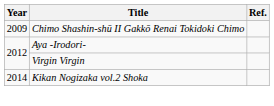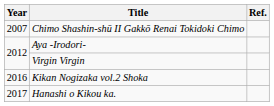(17, 28) 2009 -> (17, 28) 2007
(17, 77) 2014 -> (17, 77) 2016
+ row: (74, 93)
